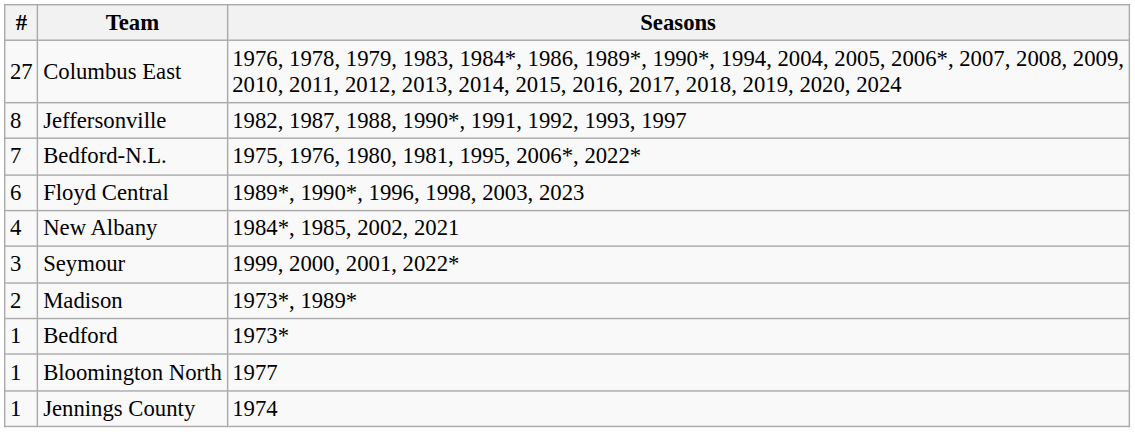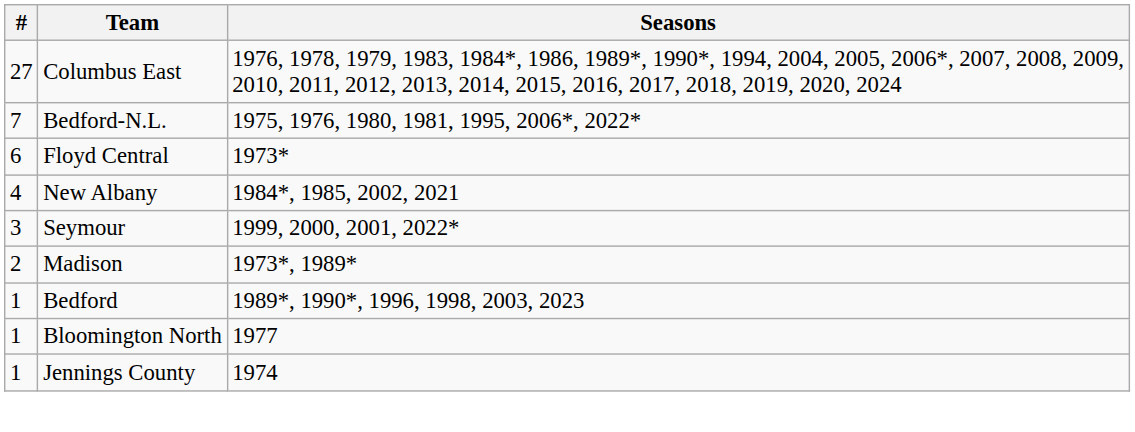- row: (105, 120)
(408, 192) 1989*, 1990*, 1996, 1998, 2003, 2023 -> (261, 156) 1973*
(261, 336) 1973* -> (408, 300) 1989*, 1990*, 1996, 1998, 2003, 2023
